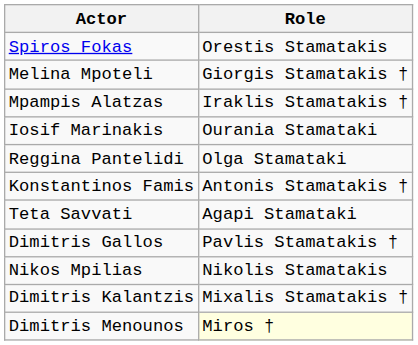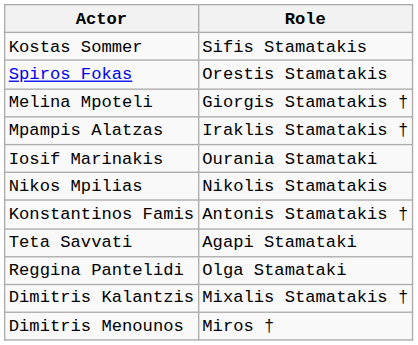+ row: (76, 47)
rows swapped: (96, 158) <-> (76, 270)
- row: (86, 242)
(238, 326) lightyellow background -> (238, 326) no background
